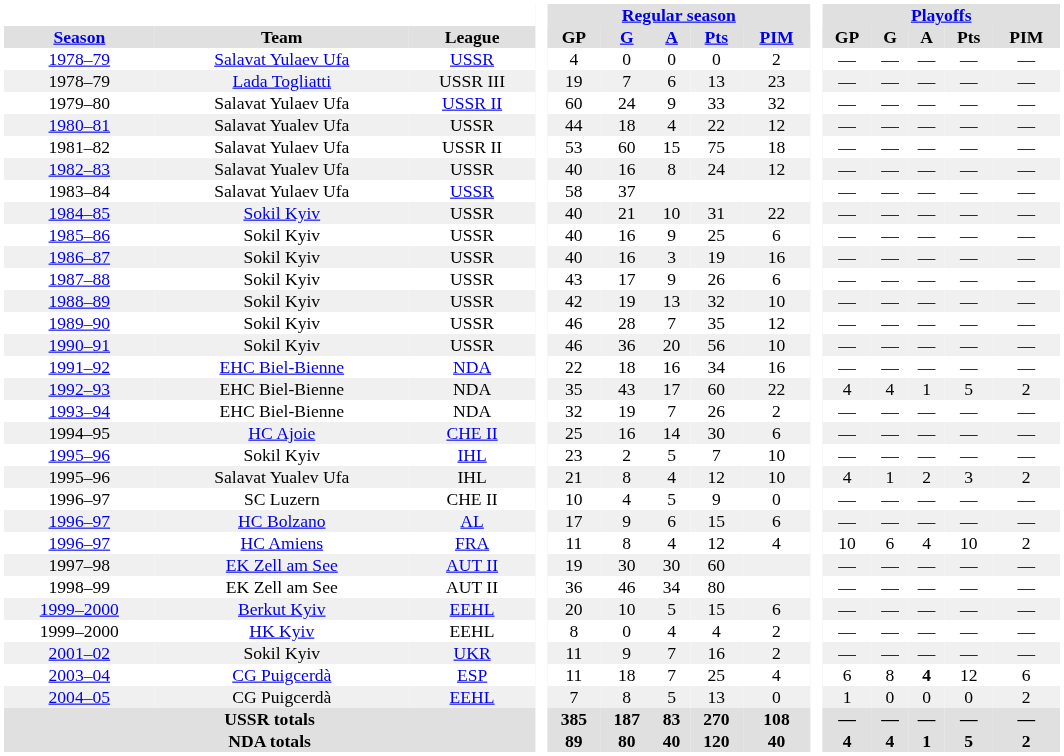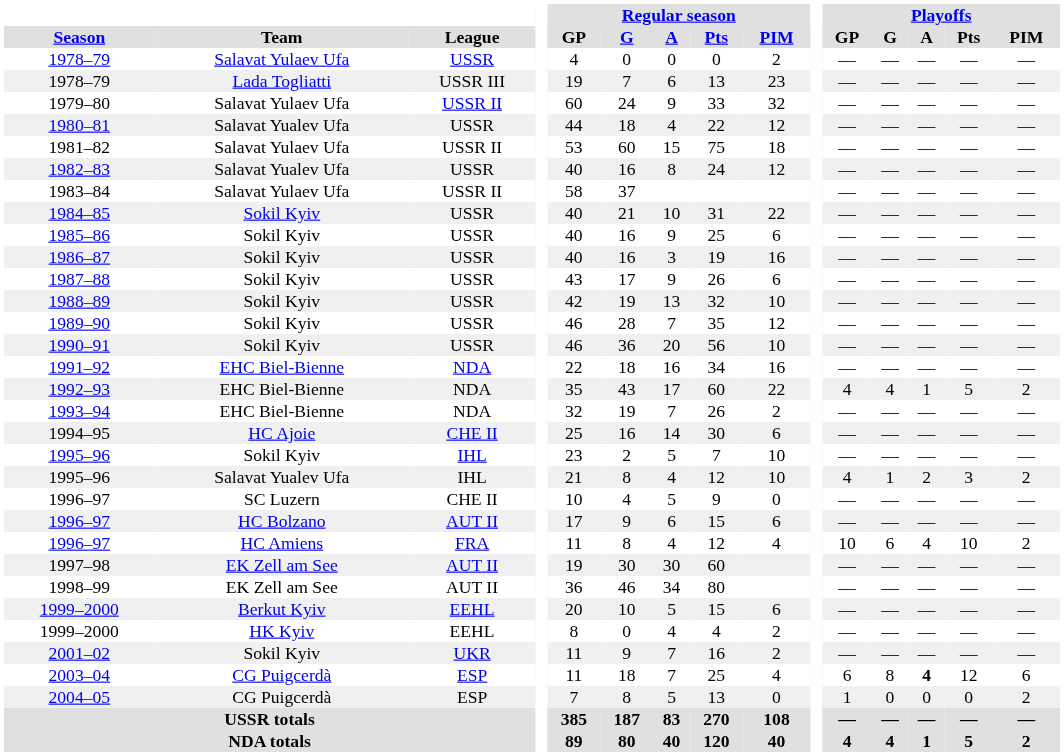(472, 190) USSR -> (472, 190) USSR II
(472, 520) AL -> (472, 520) AUT II
(472, 696) EEHL -> (472, 696) ESP
